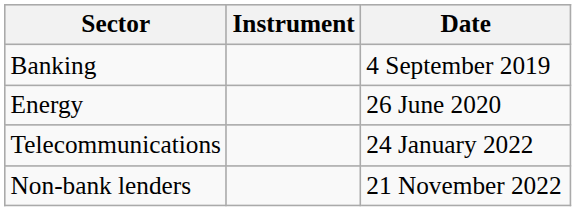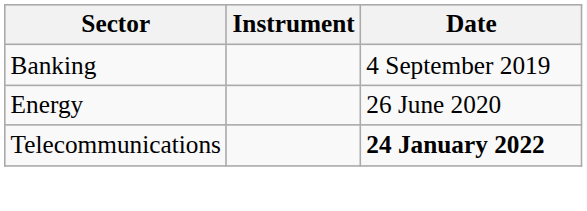(466, 144) normal -> (471, 144) bold
- row: (101, 184)
